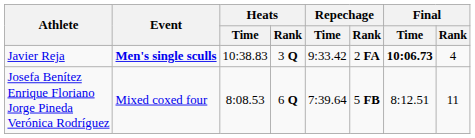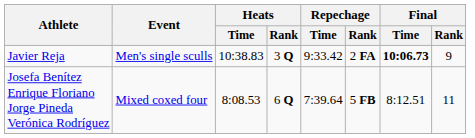(166, 56) bold -> (164, 56) normal
(453, 56) 4 -> (449, 56) 9
